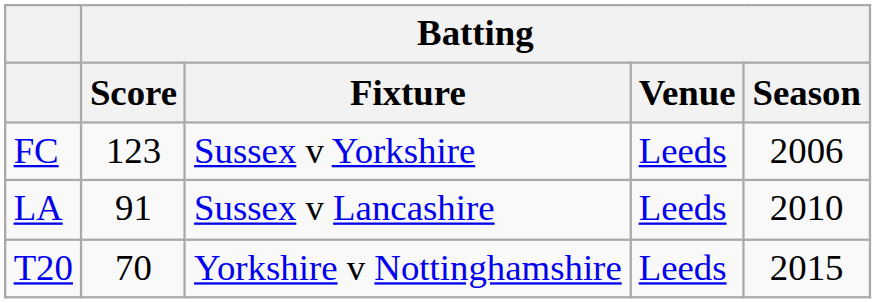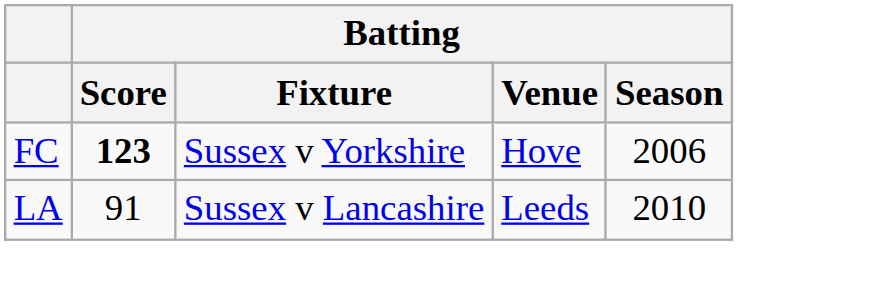(133, 150) normal -> (123, 150) bold
(683, 150) Leeds -> (541, 150) Hove
- row: (43, 267)
